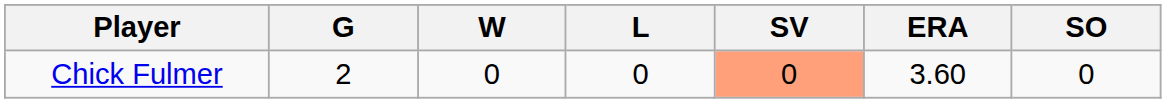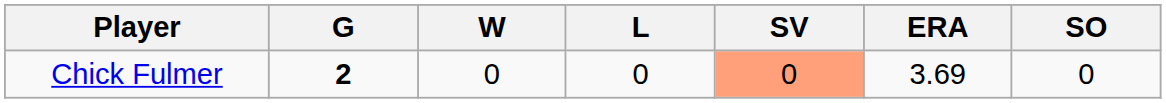(343, 73) normal -> (343, 73) bold
(938, 73) 3.60 -> (938, 73) 3.69
